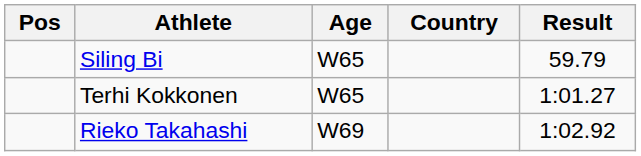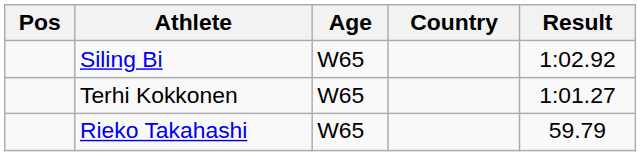(577, 58) 59.79 -> (577, 58) 1:02.92
(341, 131) W69 -> (341, 131) W65
(577, 131) 1:02.92 -> (577, 131) 59.79
